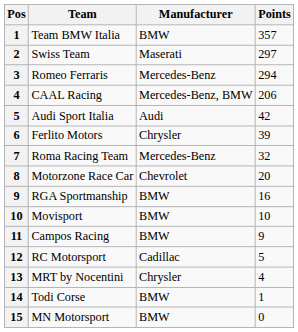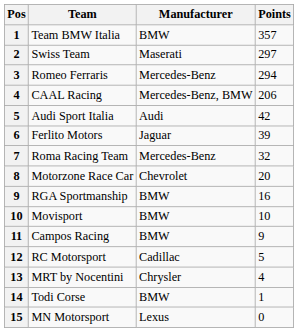(160, 136) Chrysler -> (155, 136) Jaguar
(154, 317) BMW -> (154, 317) Lexus
